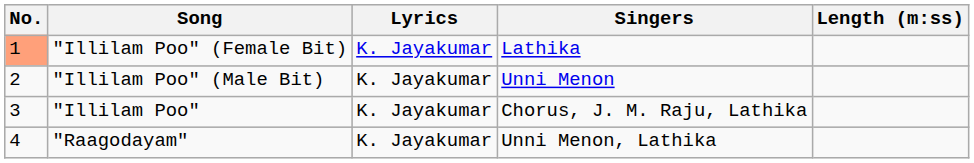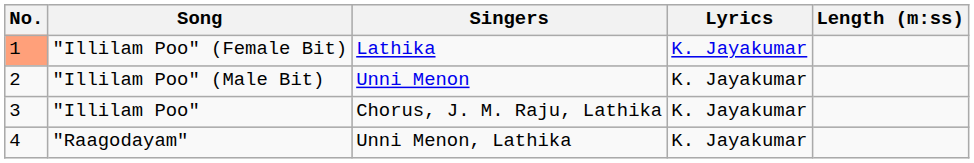columns swapped: (654, 20) <-> (424, 20)
